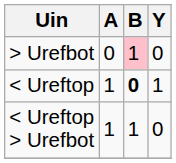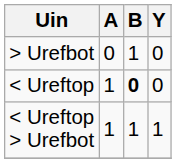(134, 53) pink background -> (134, 53) no background
(158, 85) 1 -> (158, 85) 0
(158, 129) 0 -> (158, 129) 1
